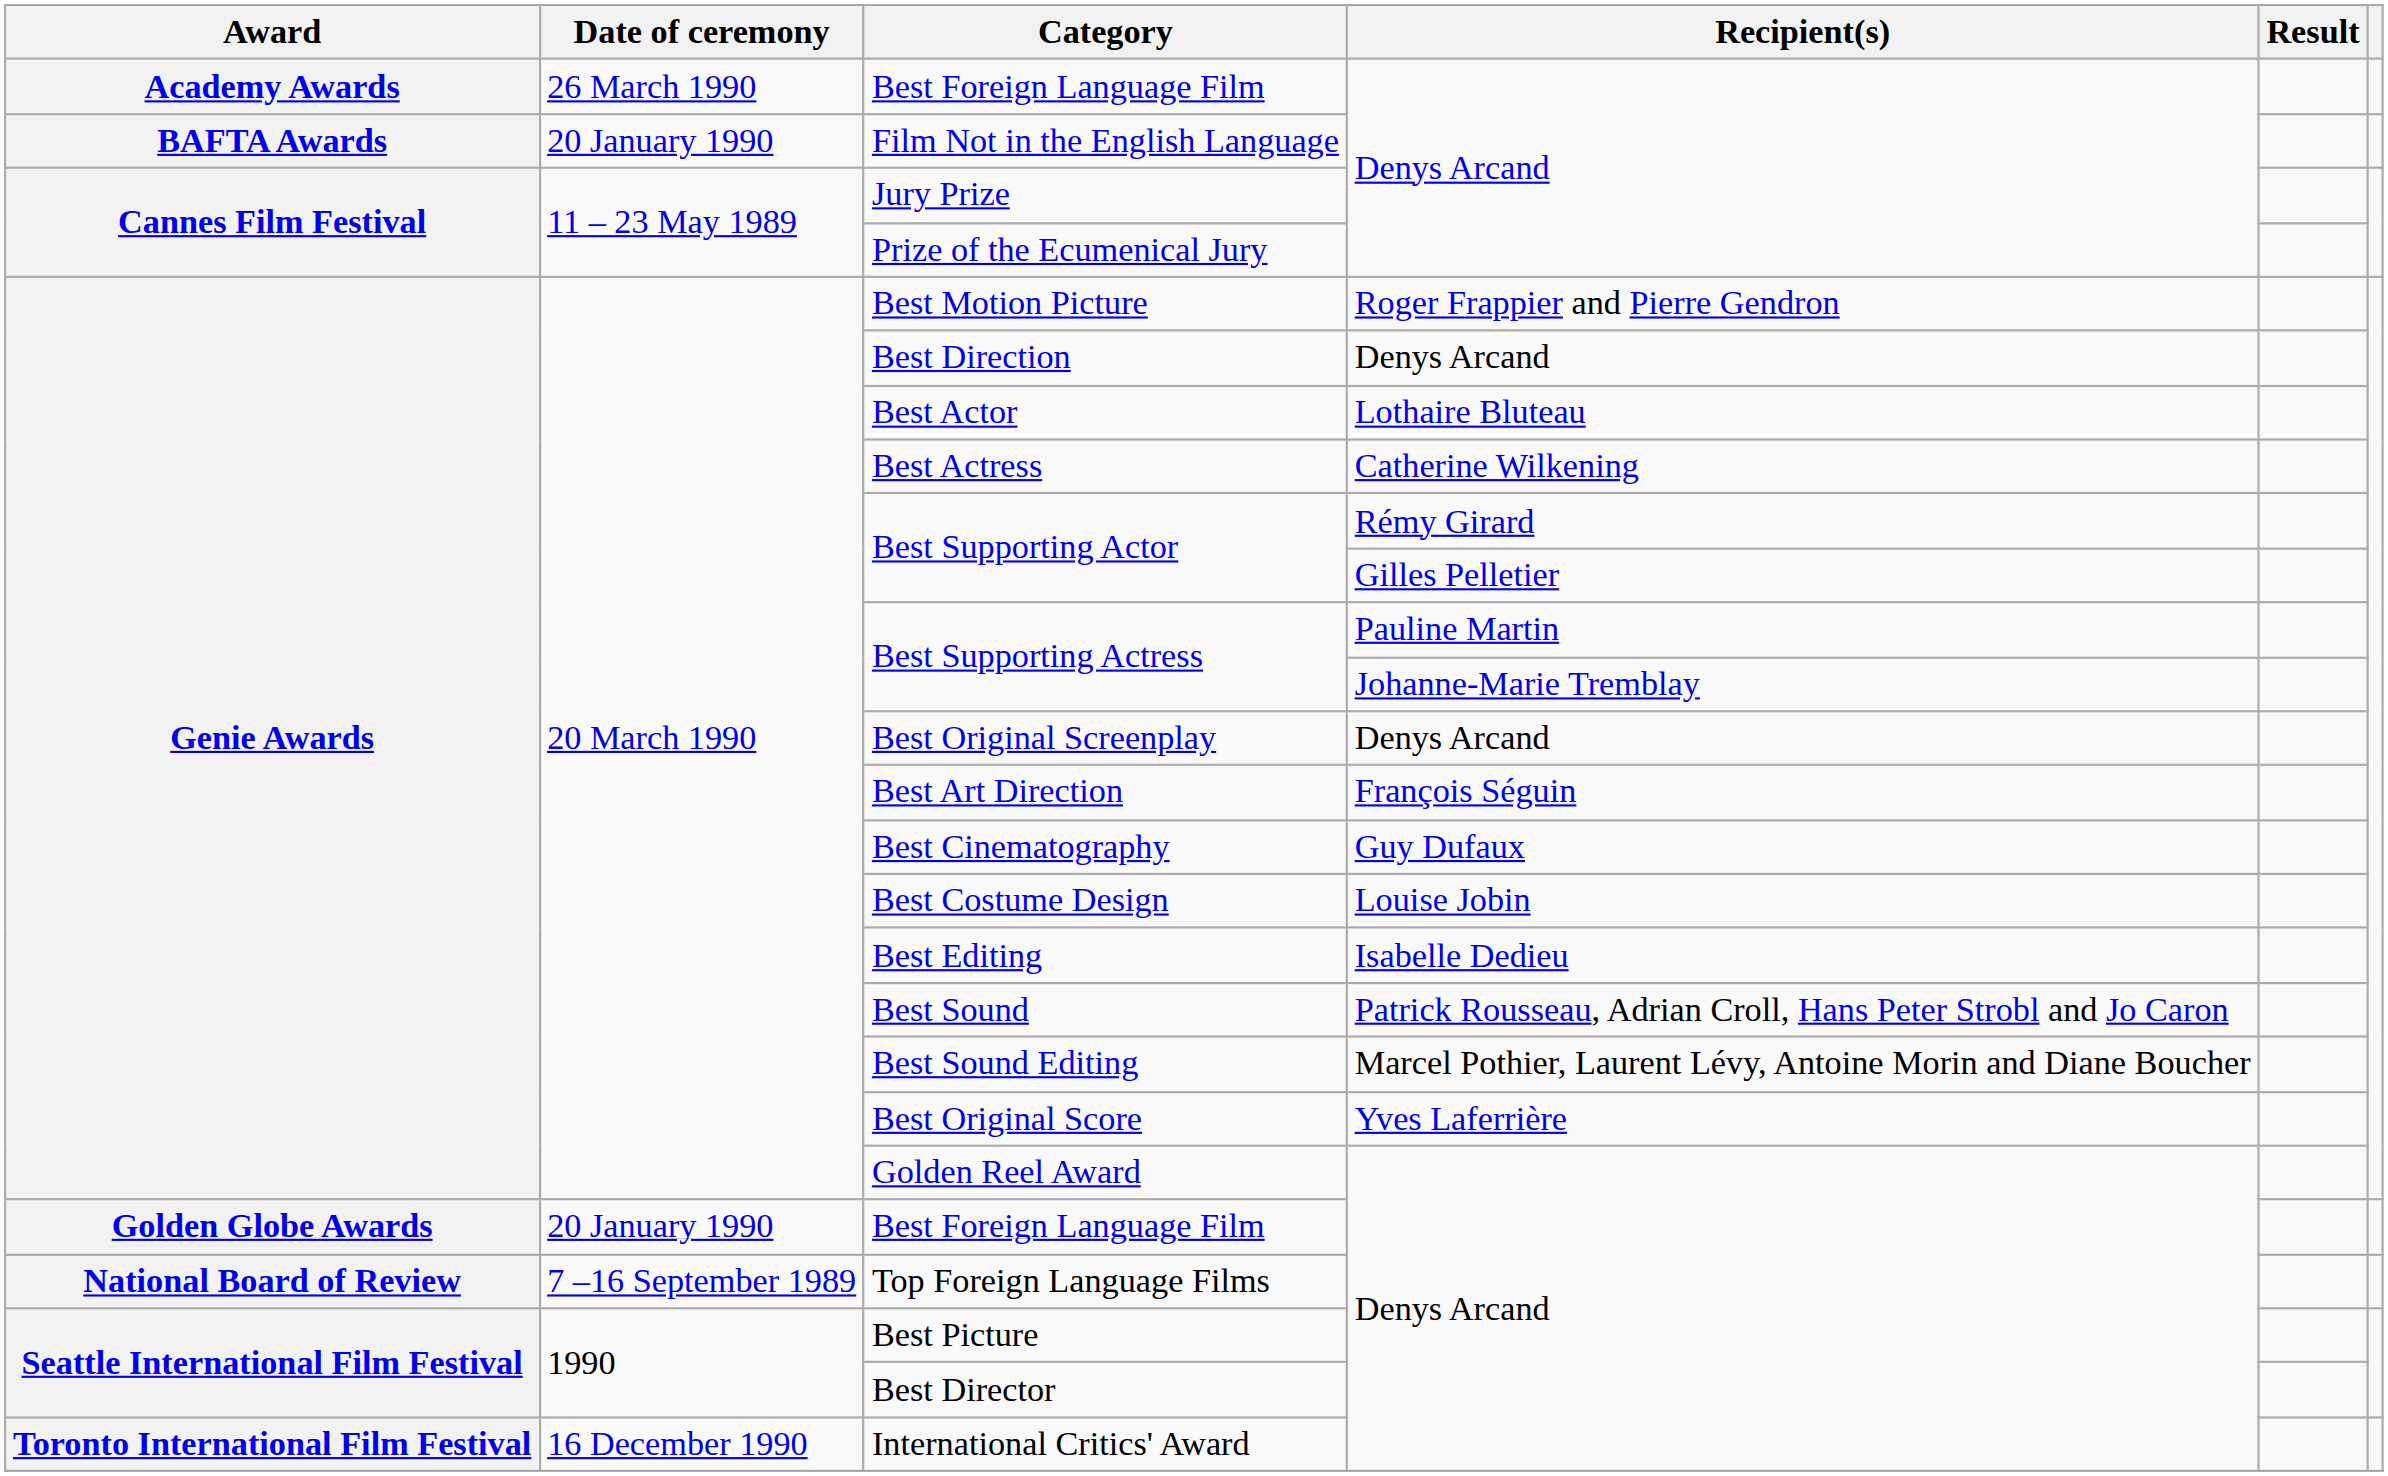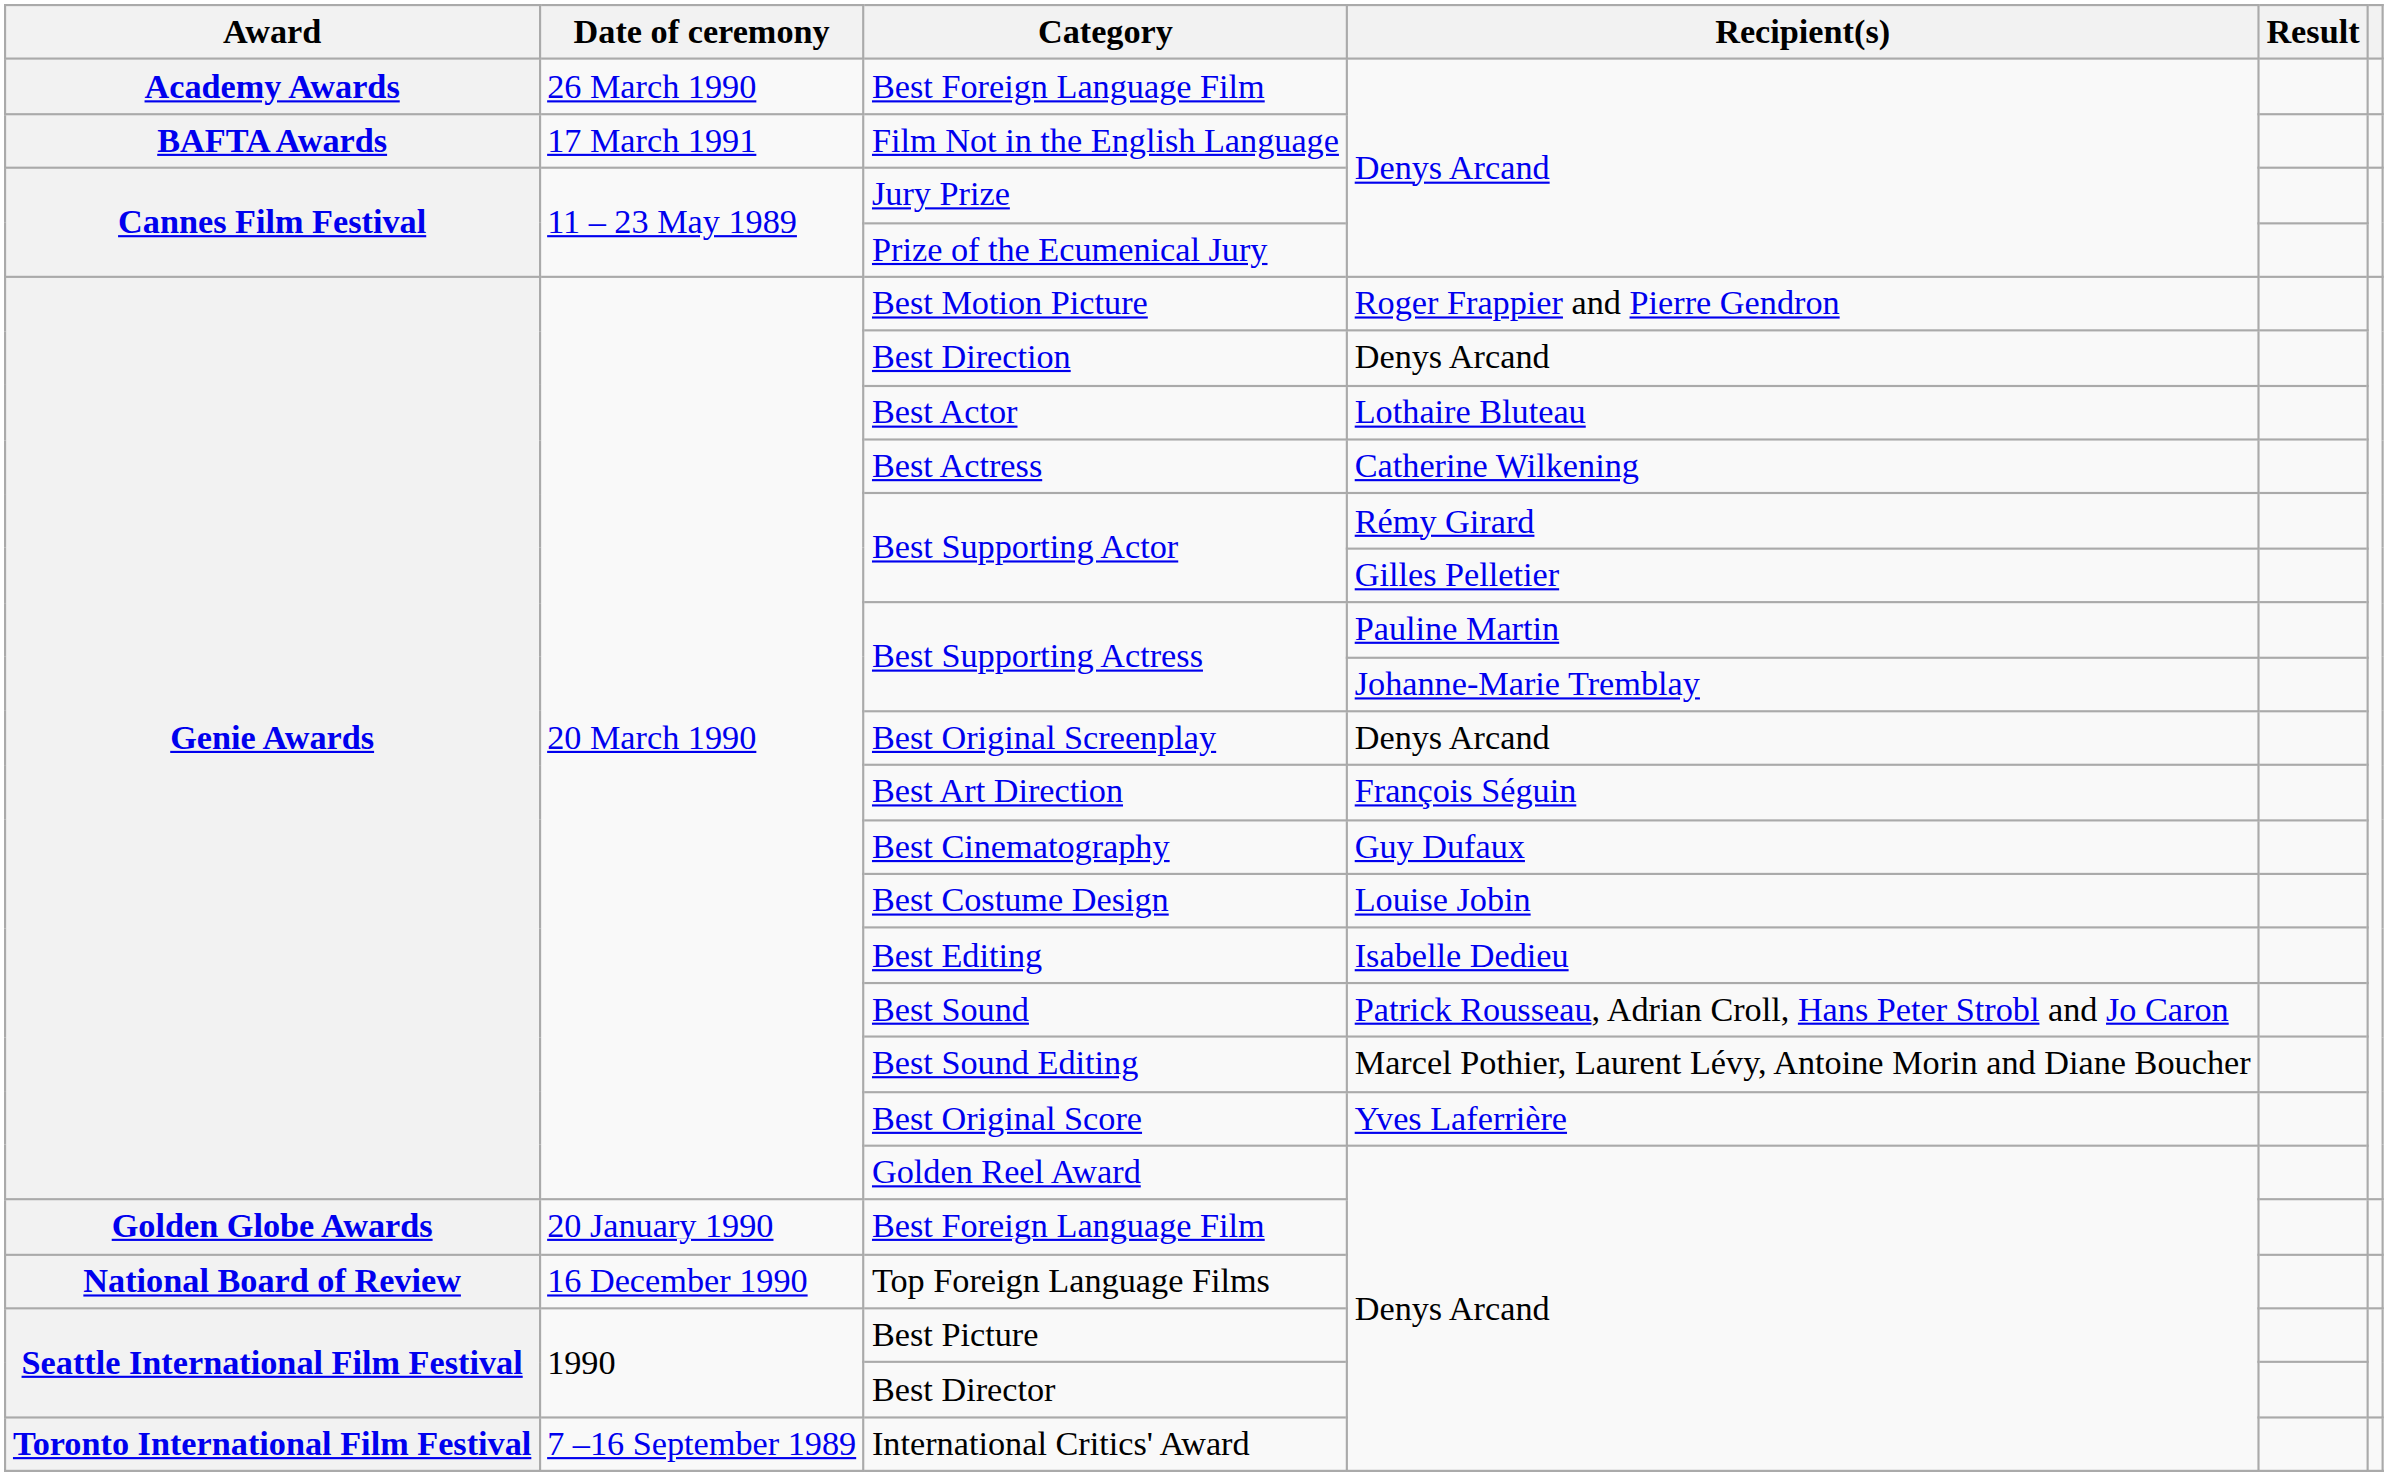(660, 140) 20 January 1990 -> (652, 140) 17 March 1991
(702, 1280) 7 –16 September 1989 -> (677, 1280) 16 December 1990
(677, 1443) 16 December 1990 -> (702, 1443) 7 –16 September 1989
